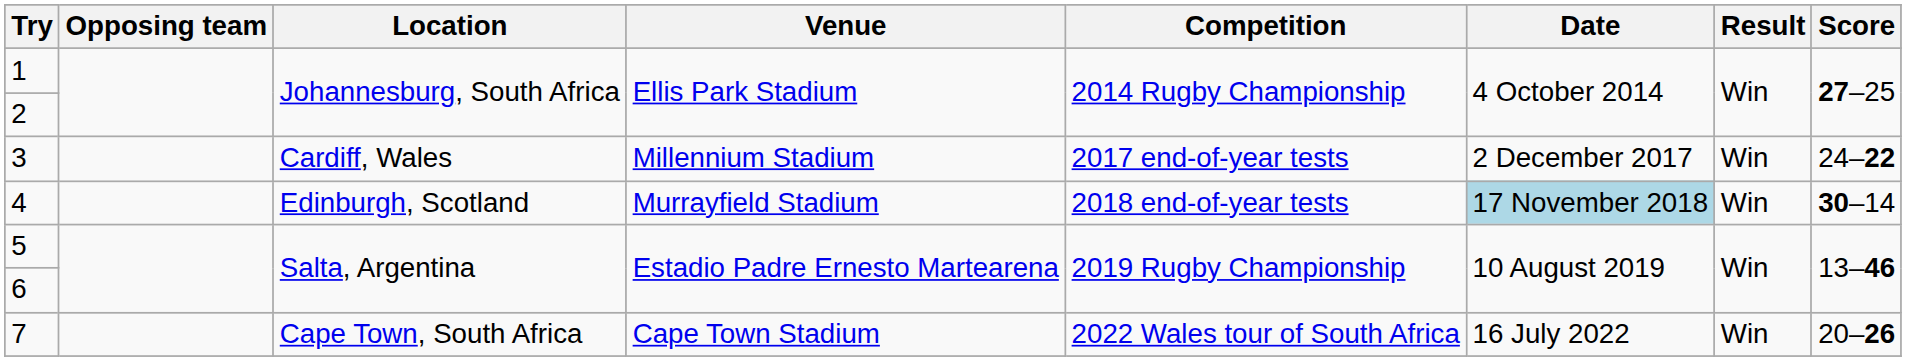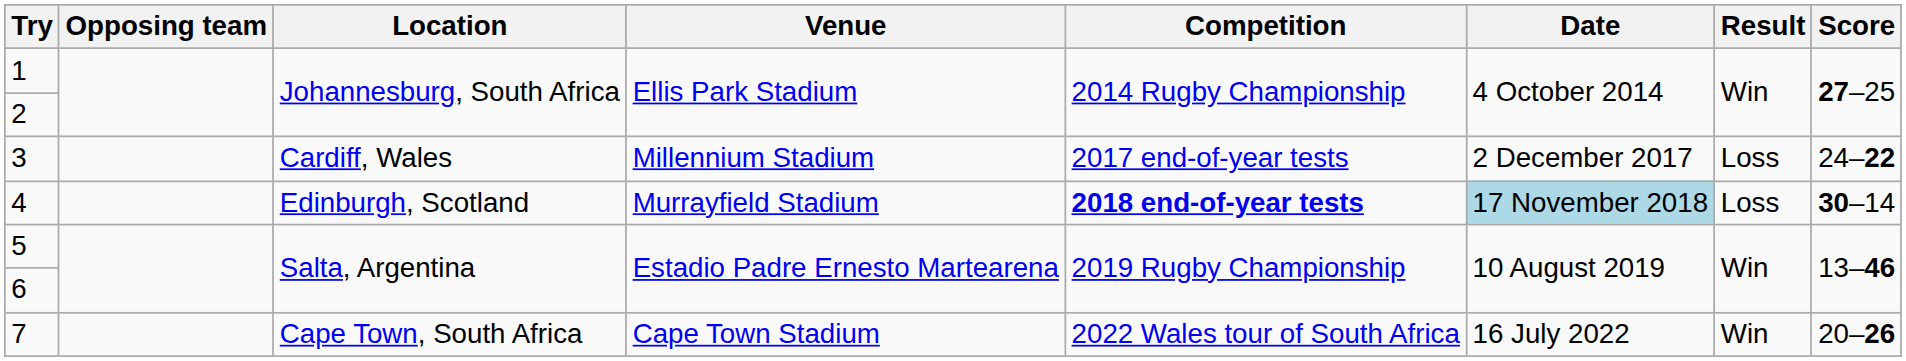(1745, 158) Win -> (1750, 158) Loss
(1210, 202) normal -> (1218, 202) bold
(1745, 202) Win -> (1750, 202) Loss
